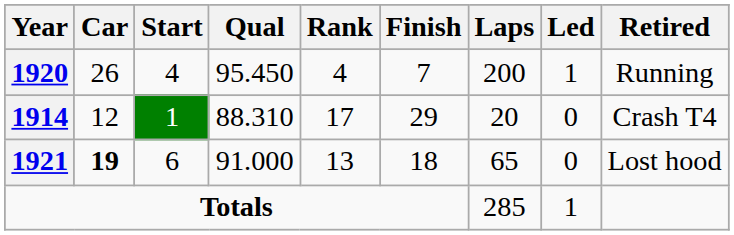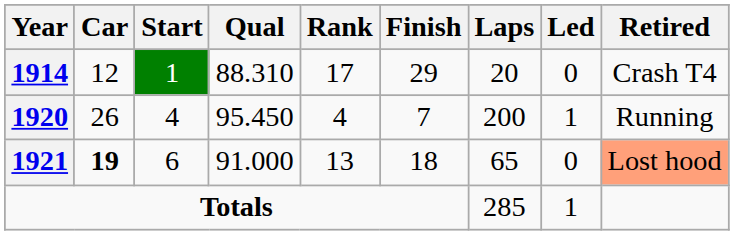rows swapped: (40, 116) <-> (40, 71)
(665, 161) no background -> (665, 161) lightsalmon background
